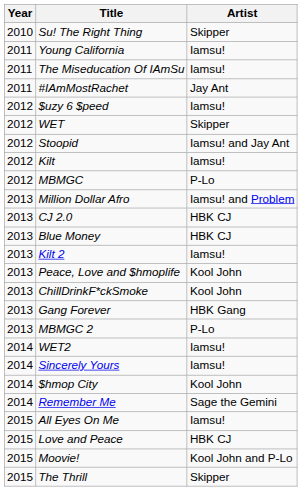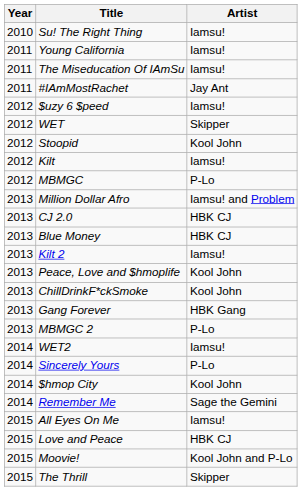(210, 32) Skipper -> (207, 32) Iamsu!
(240, 143) Iamsu! and Jay Ant -> (216, 143) Kool John
(207, 365) Iamsu! -> (202, 365) P-Lo
